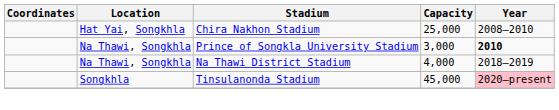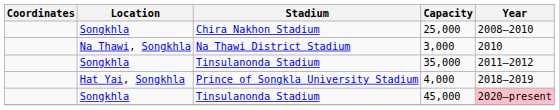(132, 30) Hat Yai, Songkhla -> (104, 30) Songkhla
(307, 46) Prince of Songkla University Stadium -> (273, 46) Na Thawi District Stadium
(490, 46) bold -> (490, 46) normal
+ row: (442, 63)
(135, 63) Na Thawi, Songkhla -> (132, 80) Hat Yai, Songkhla
(273, 63) Na Thawi District Stadium -> (307, 80) Prince of Songkla University Stadium
